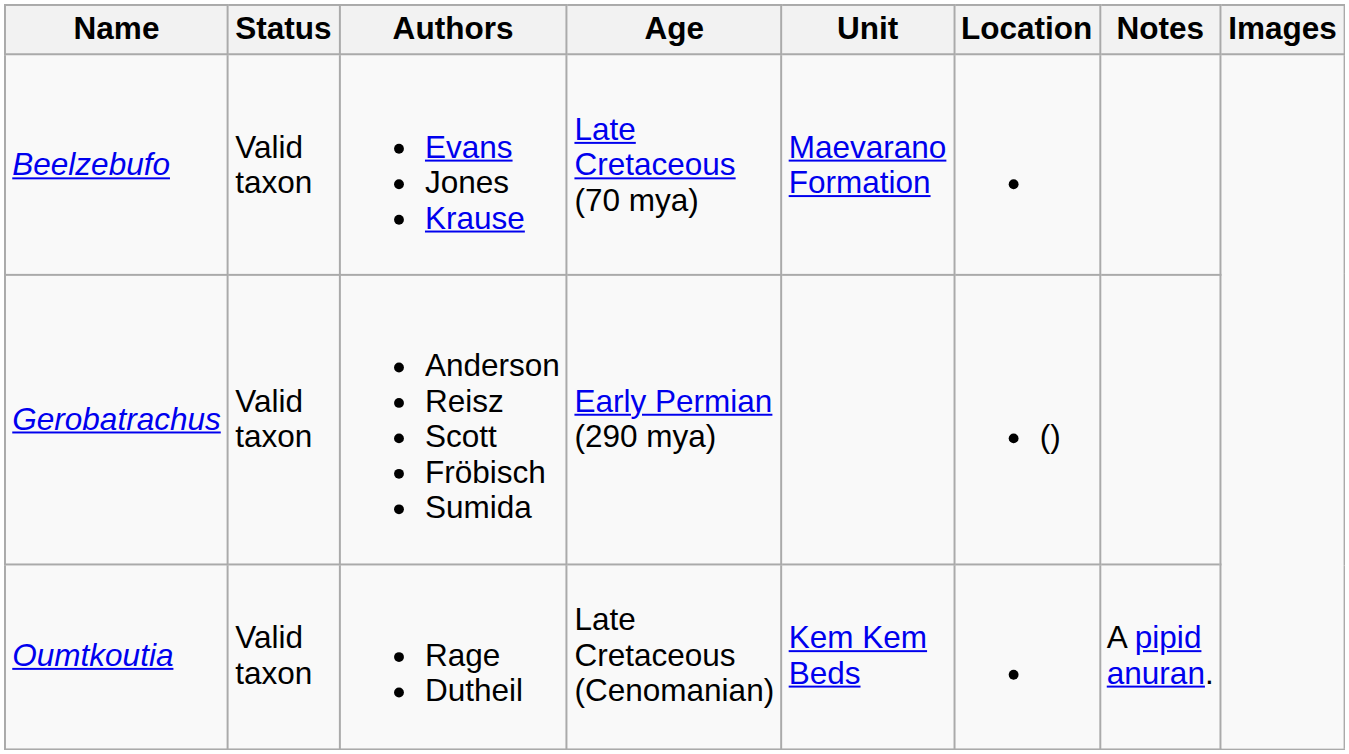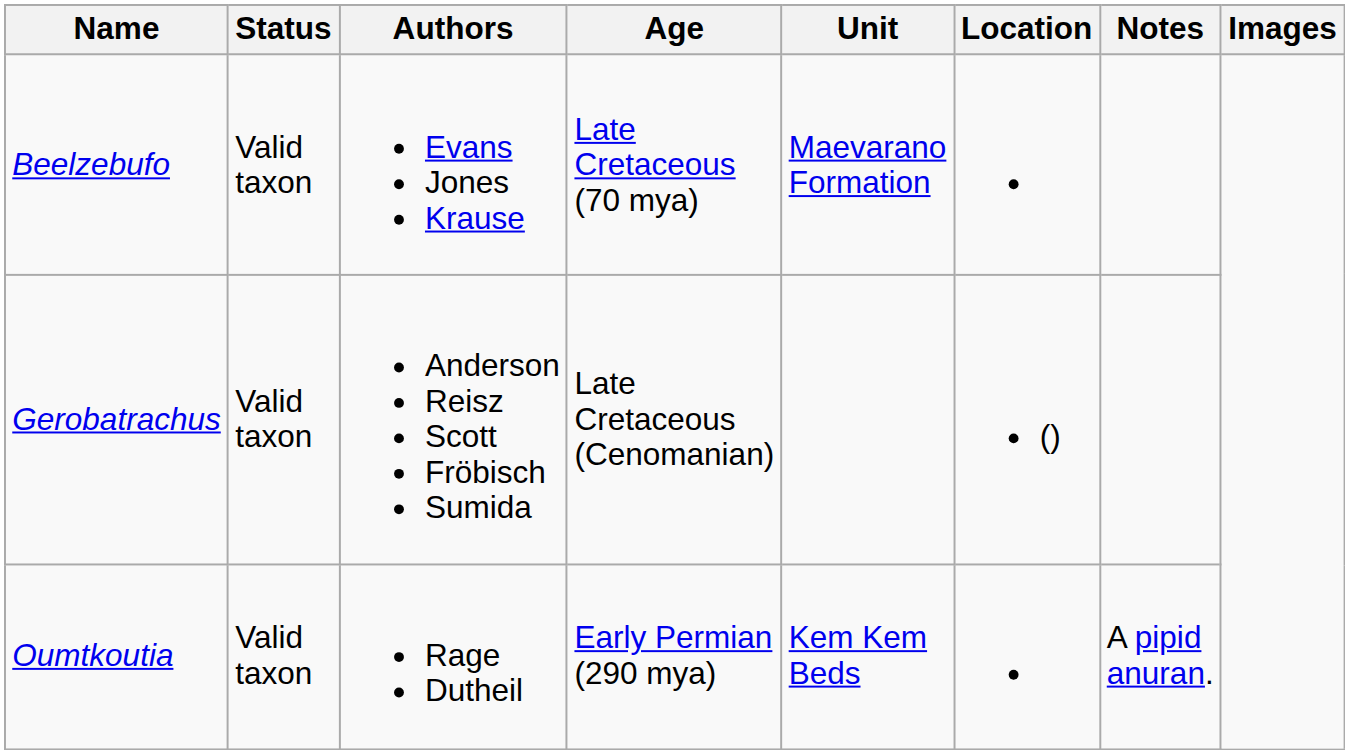(673, 419) Early Permian (290 mya) -> (674, 419) Late Cretaceous (Cenomanian)
(674, 656) Late Cretaceous (Cenomanian) -> (673, 656) Early Permian (290 mya)
